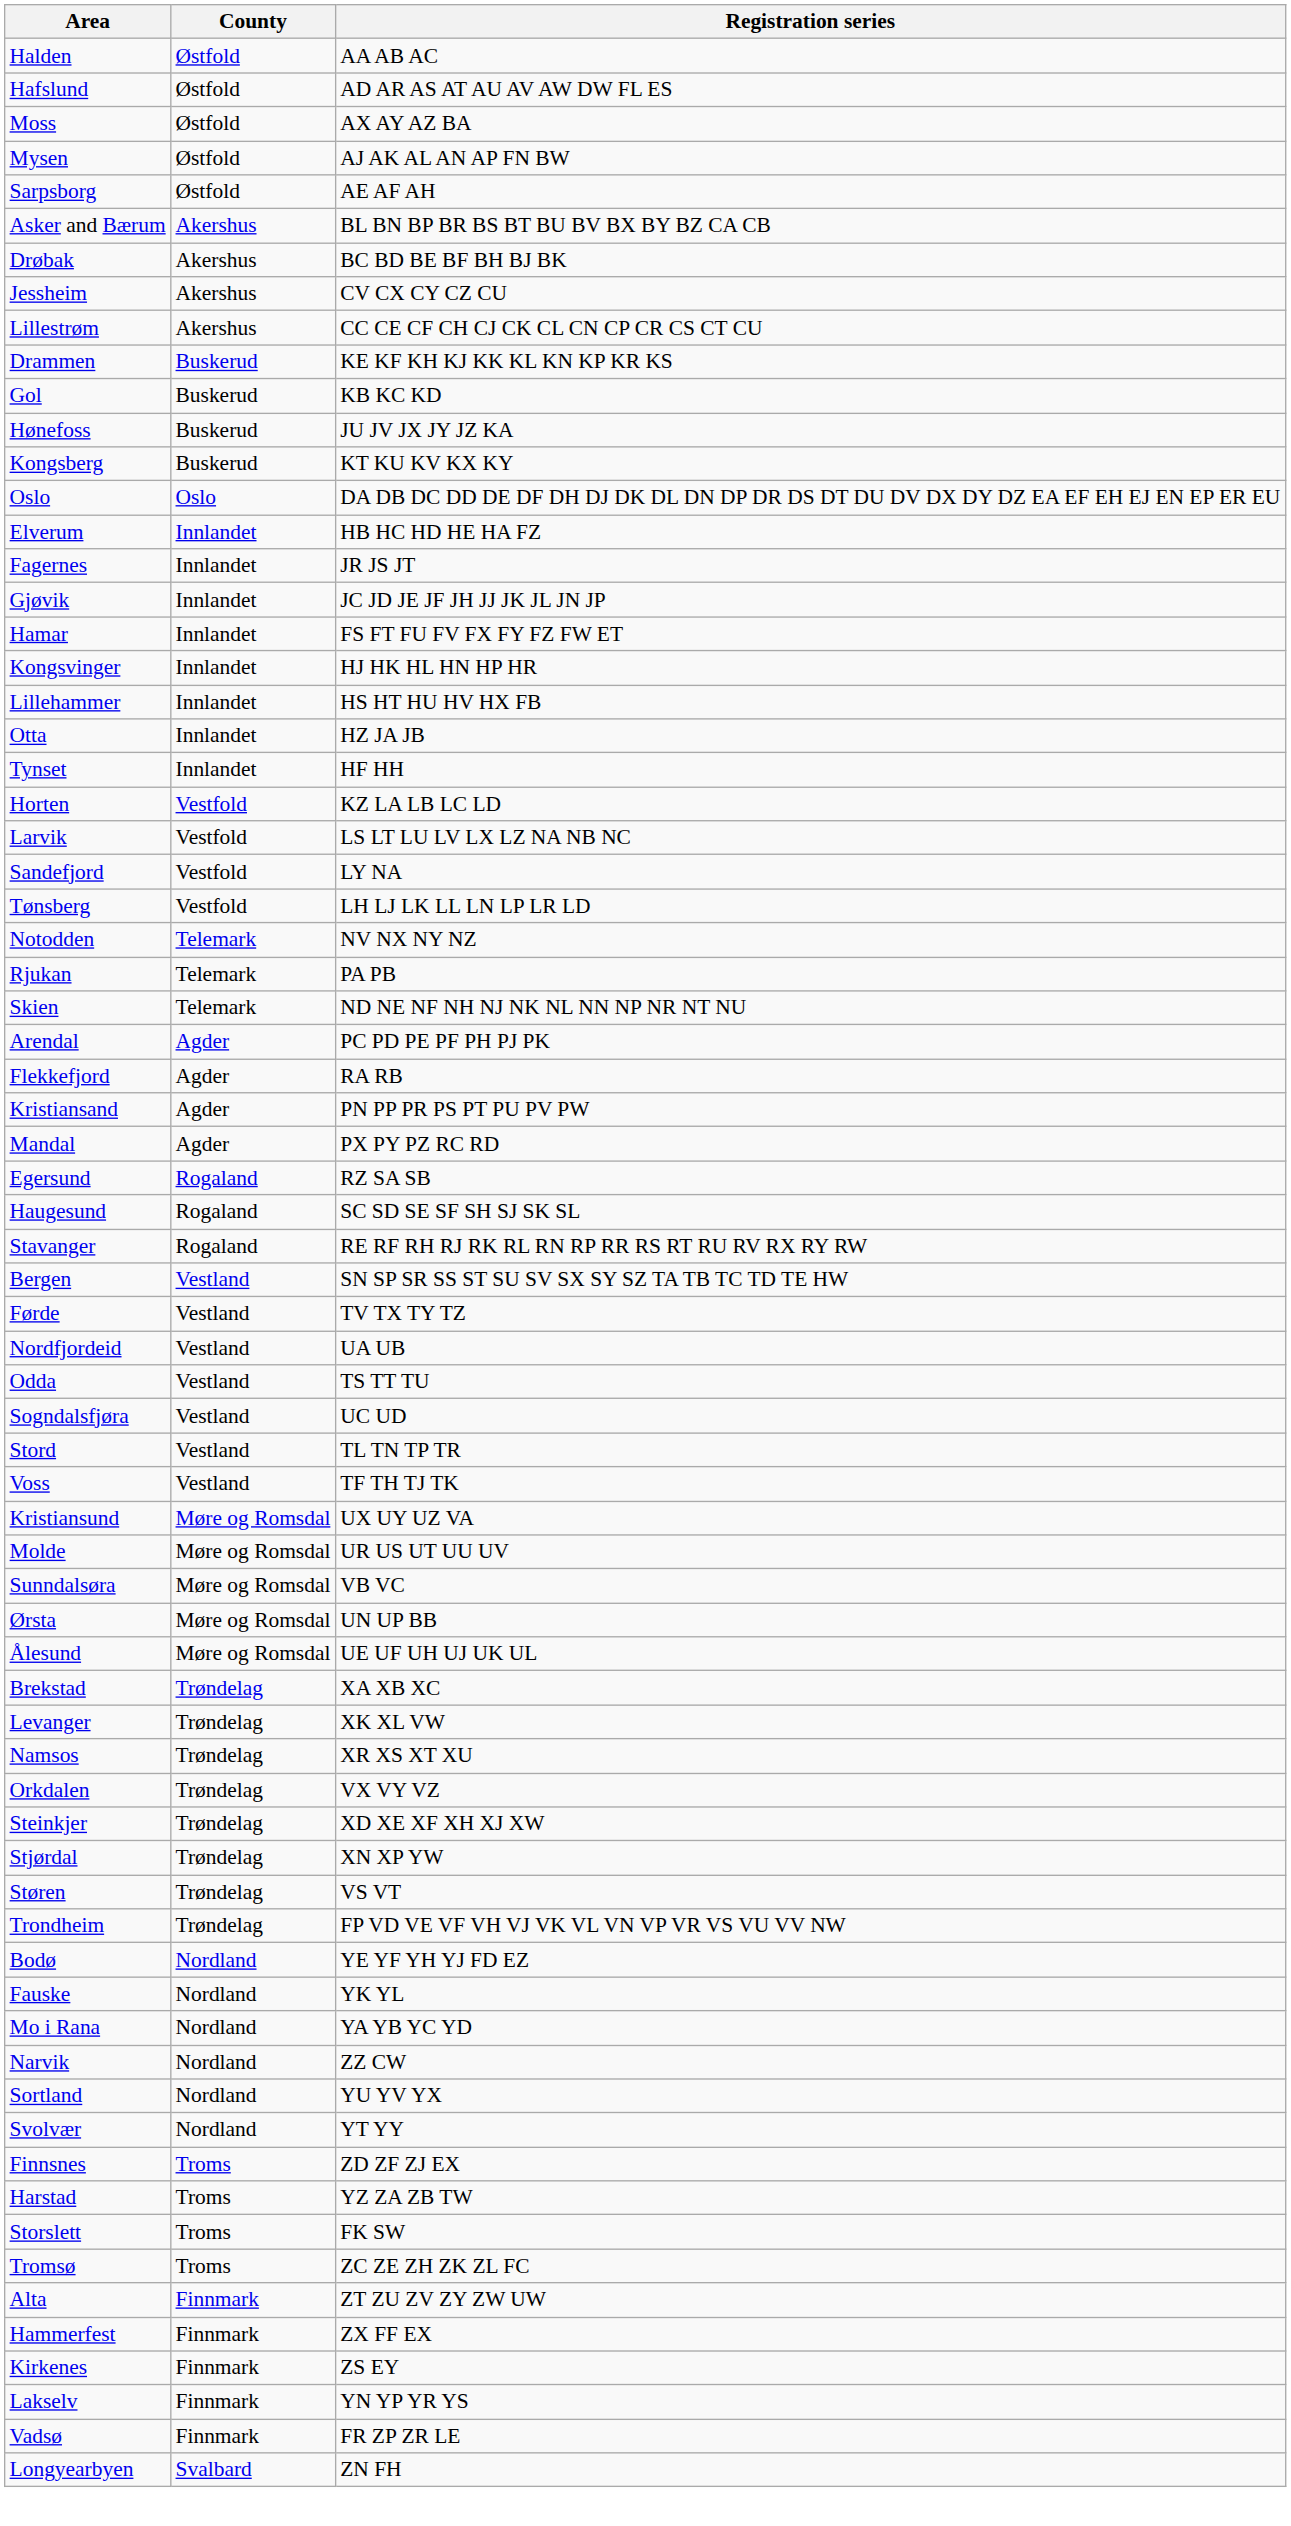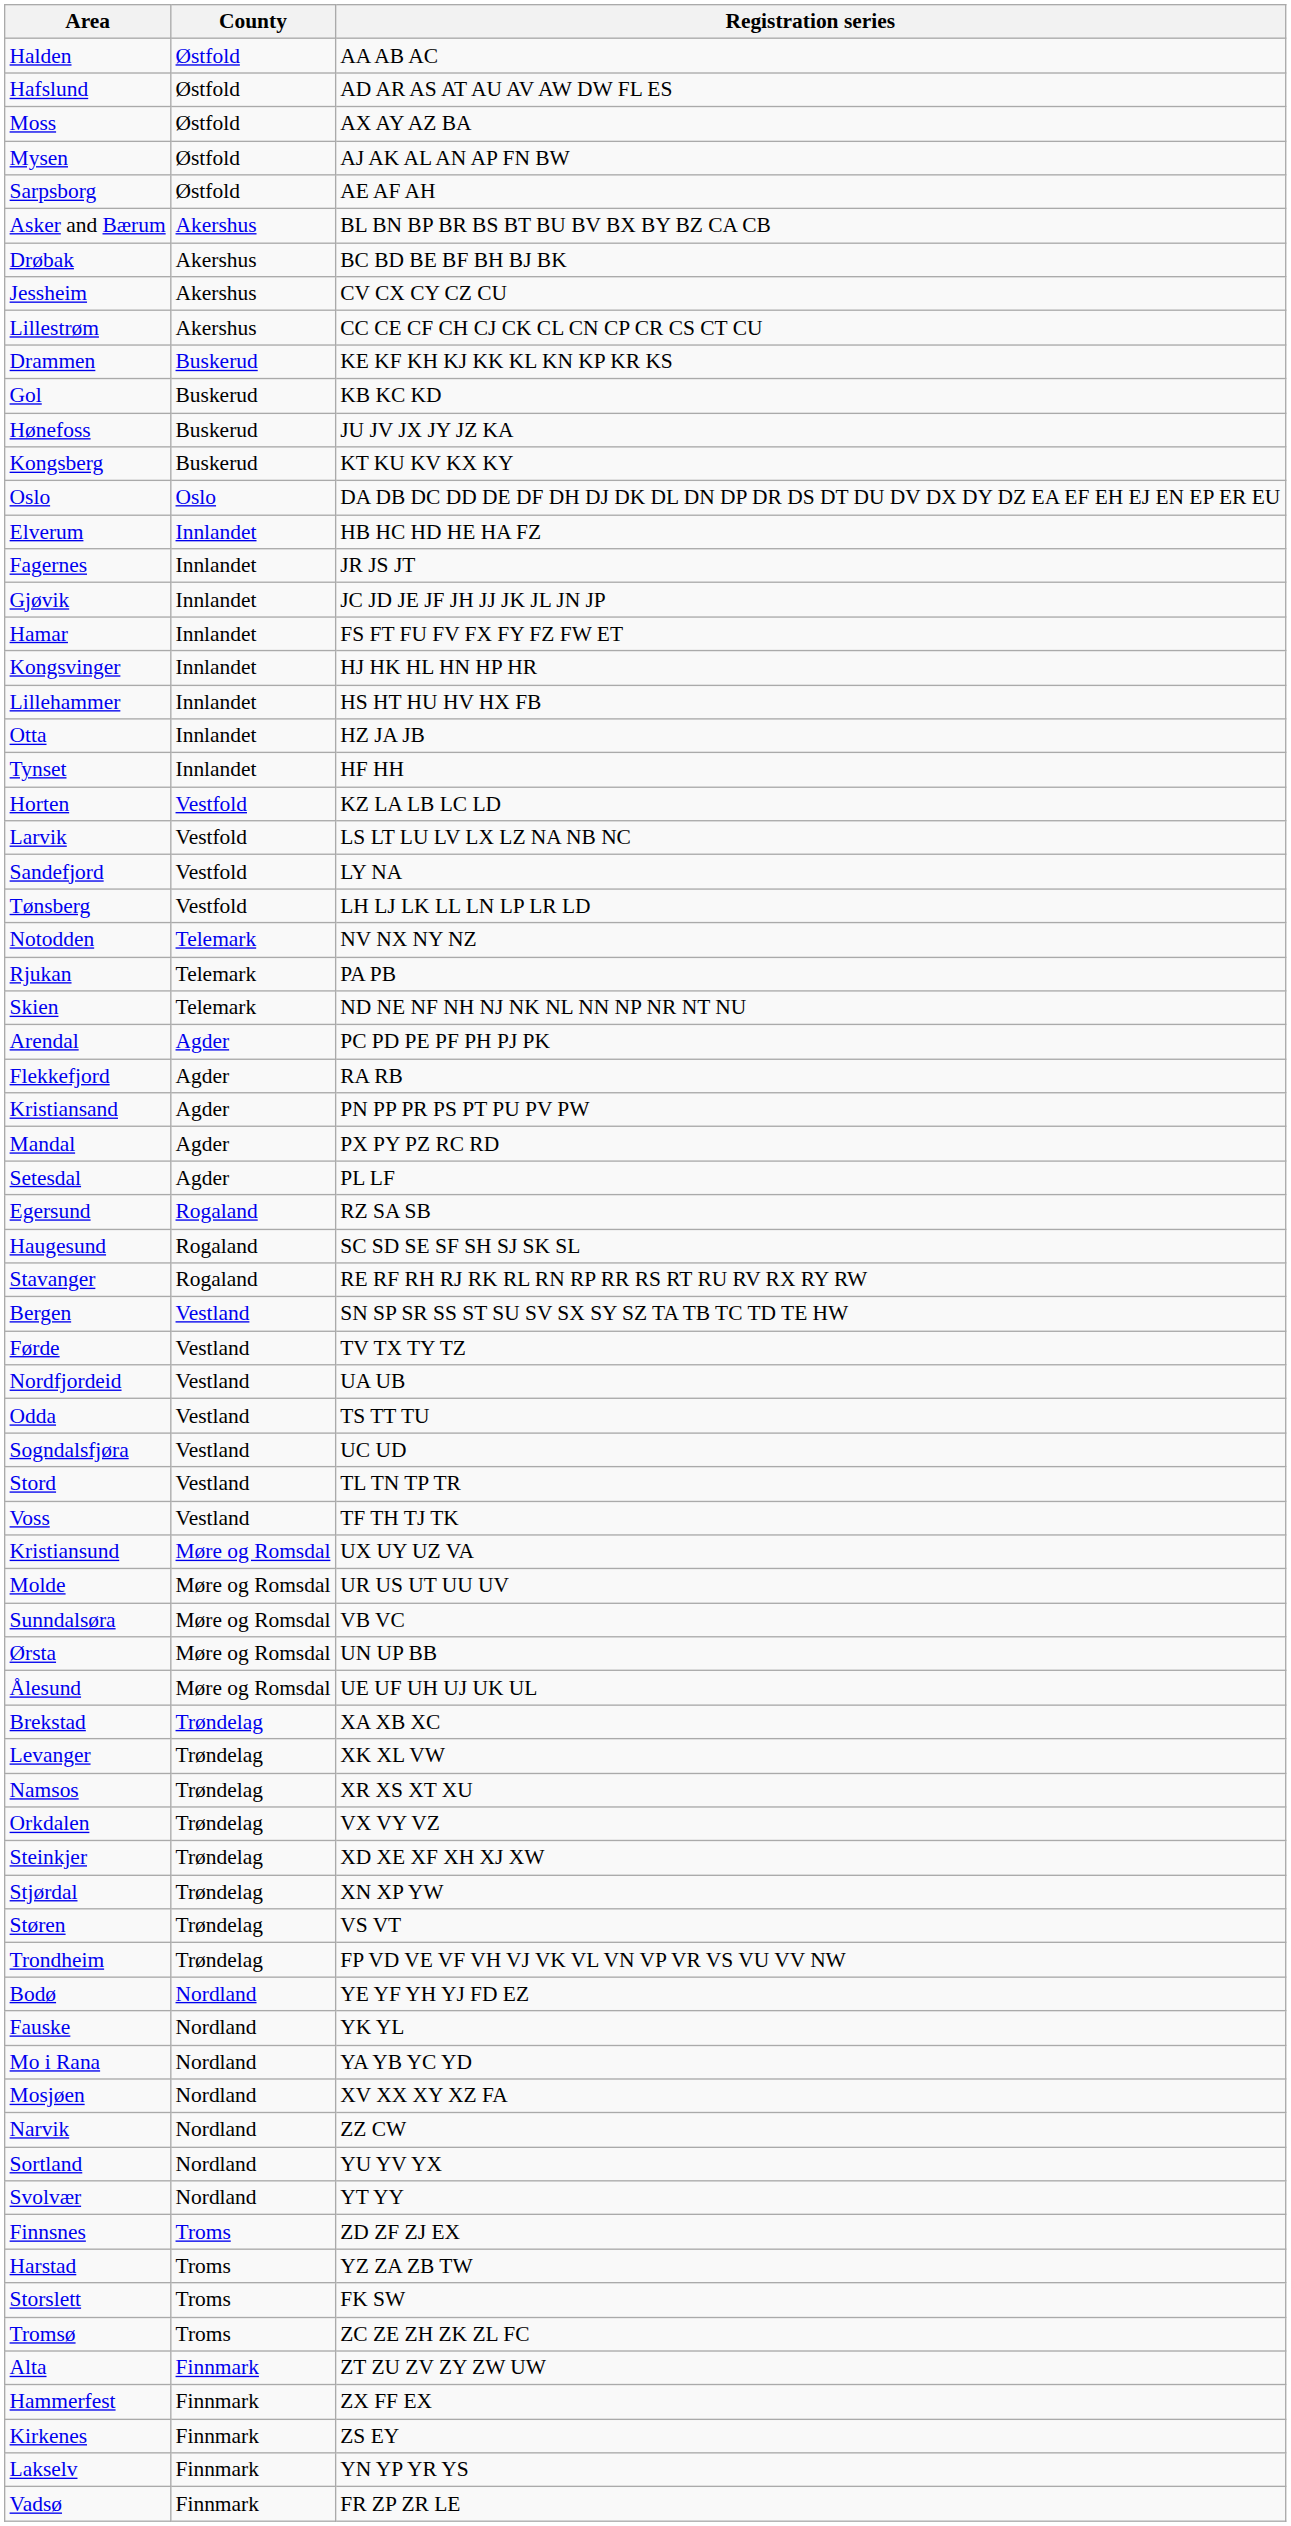+ row: (45, 1177)
+ row: (47, 2095)
- row: (72, 2469)
